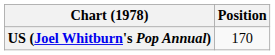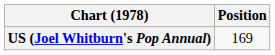(242, 38) 170 -> (242, 38) 169
